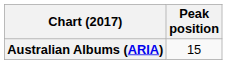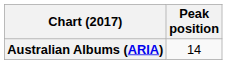(194, 49) 15 -> (194, 49) 14
